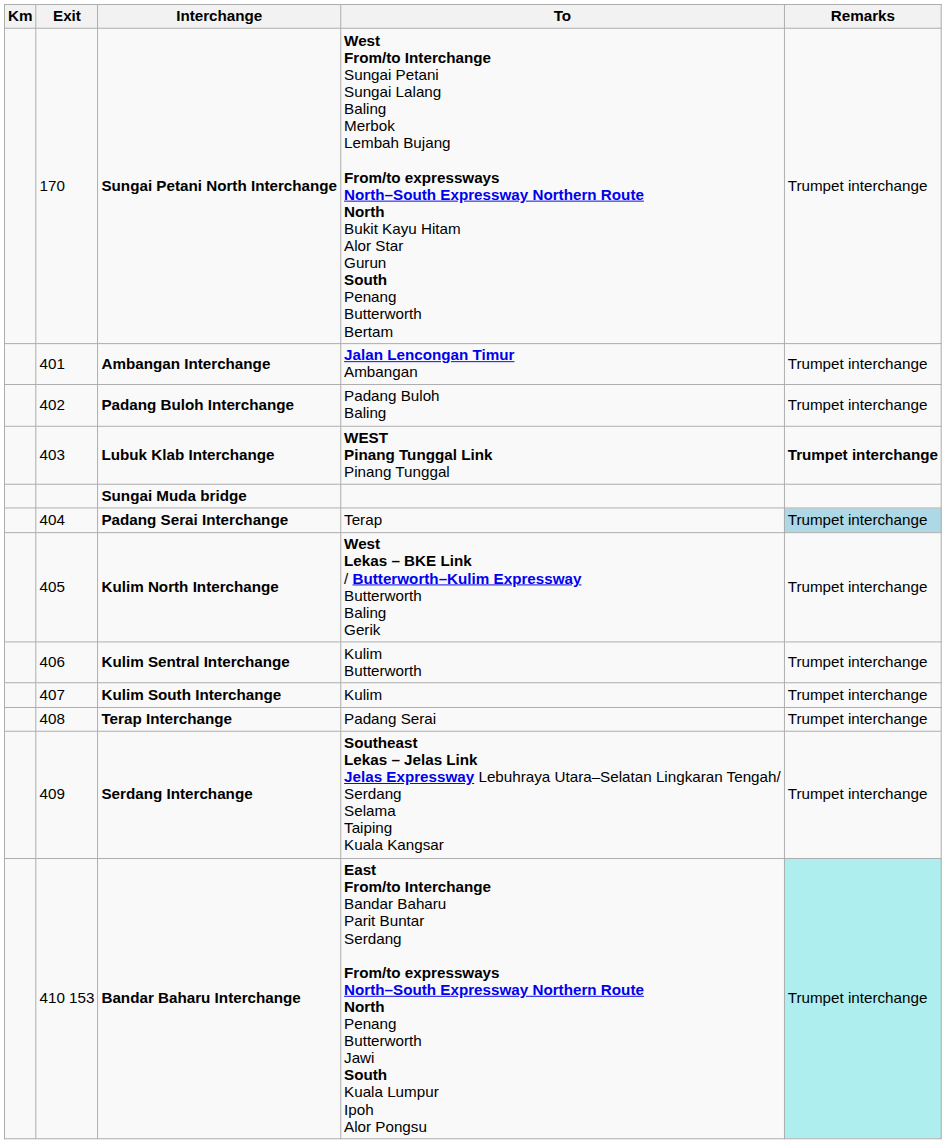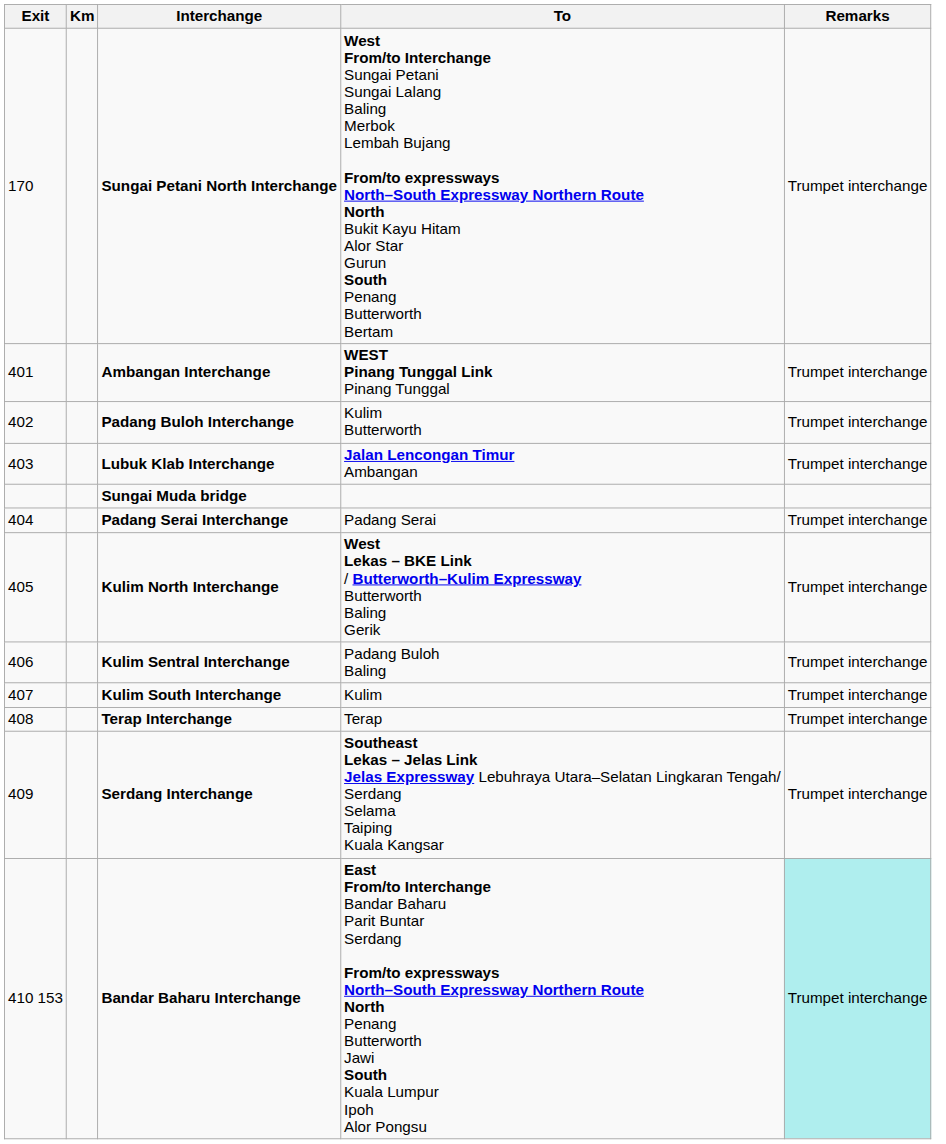columns swapped: (20, 16) <-> (67, 16)
(429, 364) Jalan Lencongan Timur Ambangan -> (418, 372) WEST Pinang Tunggal Link Pinang Tunggal
(392, 405) Padang Buloh Baling -> (383, 422) Kulim Butterworth
(418, 454) WEST Pinang Tunggal Link Pinang Tunggal -> (429, 463) Jalan Lencongan Timur Ambangan
(863, 454) bold -> (858, 463) normal
(363, 520) Terap -> (390, 520) Padang Serai
(858, 520) lightblue background -> (858, 520) no background
(383, 662) Kulim Butterworth -> (392, 662) Padang Buloh Baling
(390, 719) Padang Serai -> (363, 719) Terap
